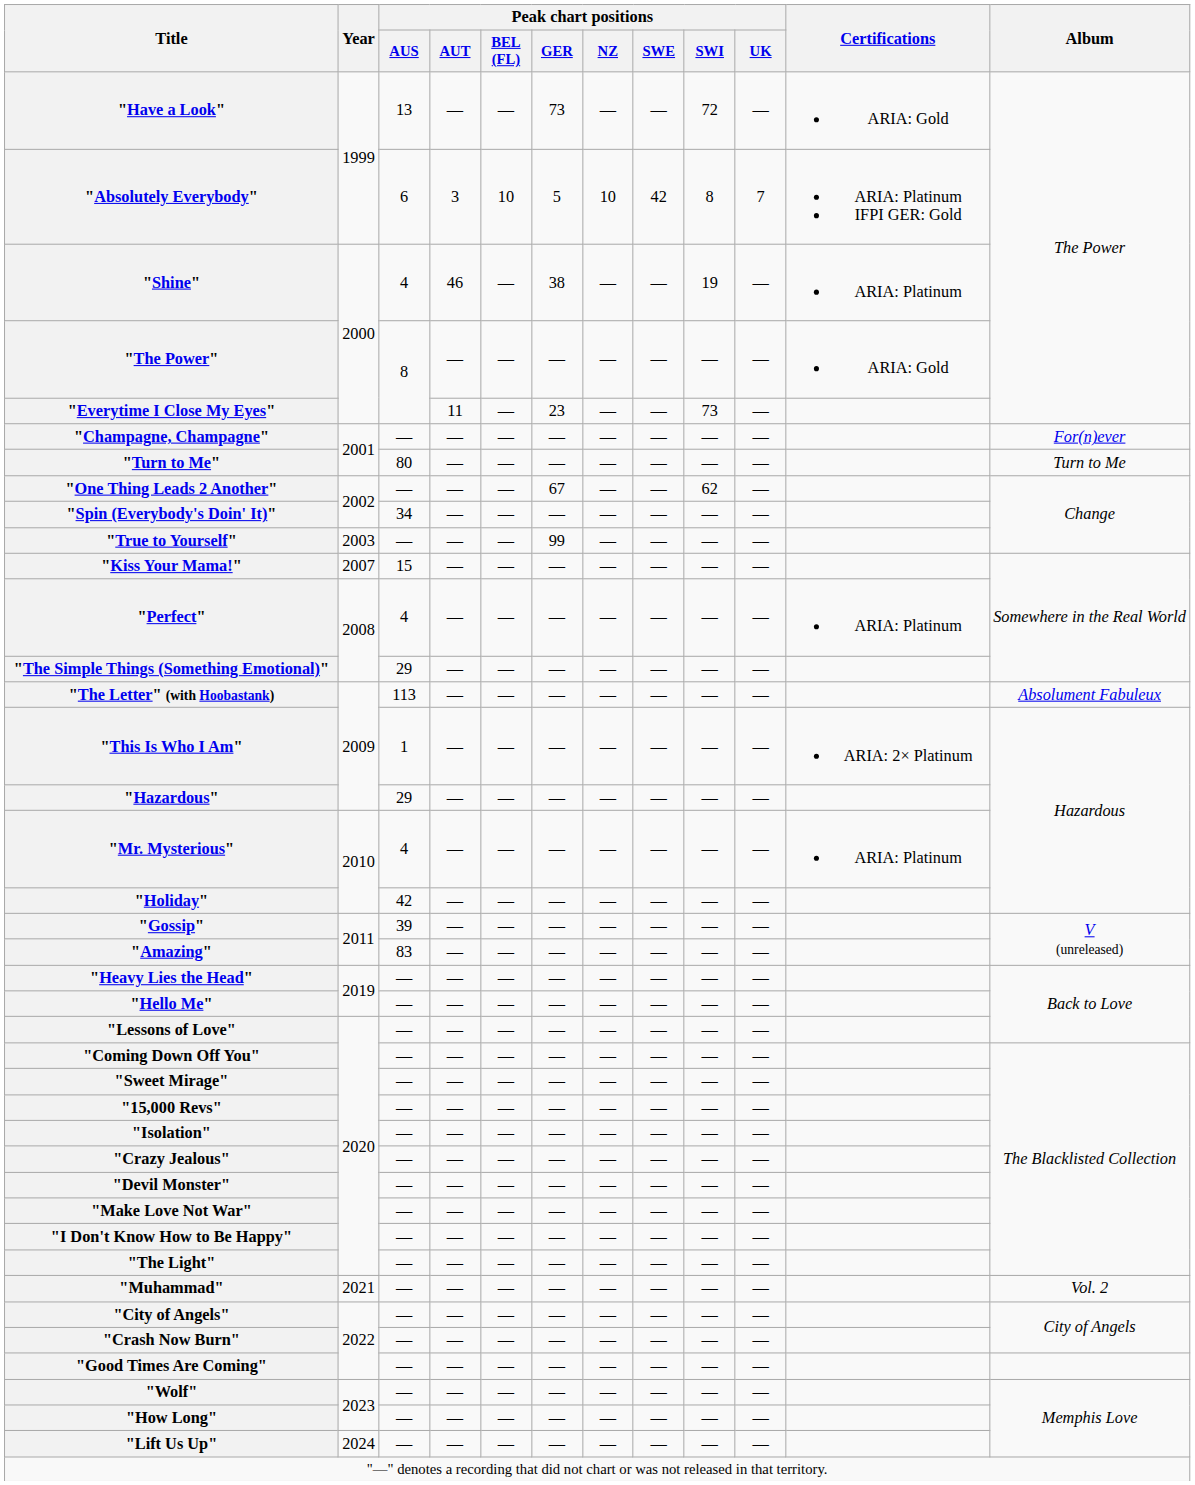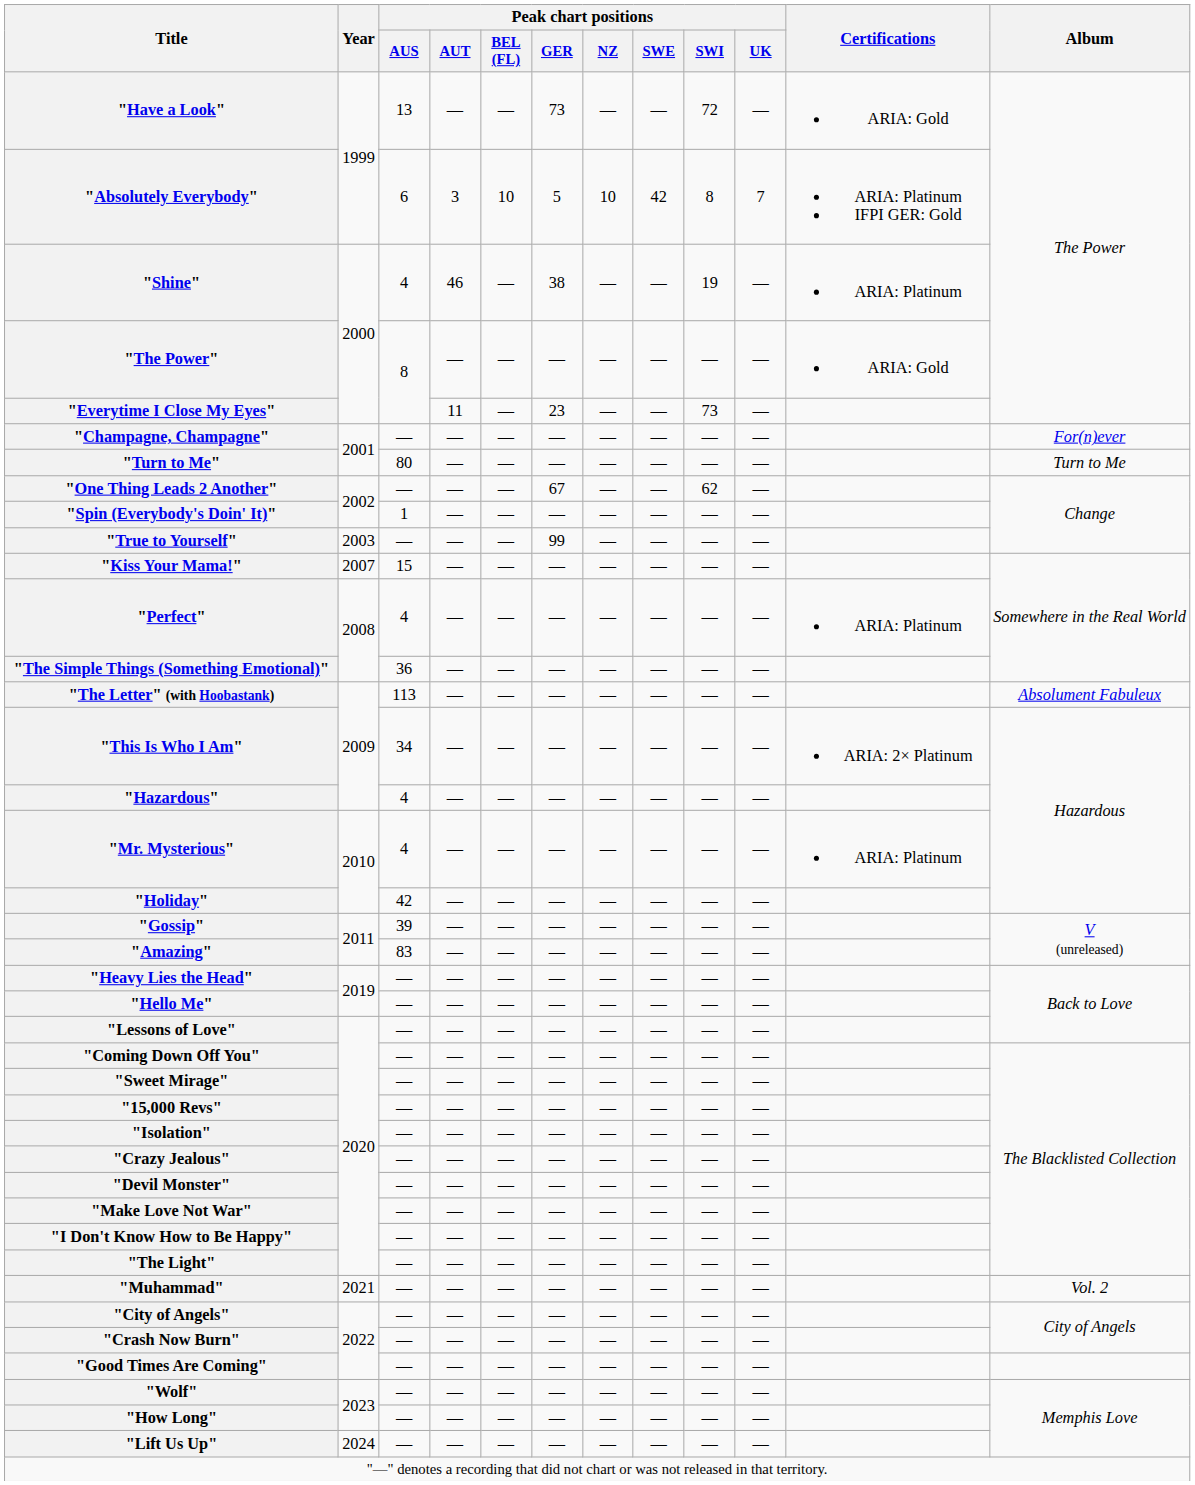(404, 514) 34 -> (404, 514) 1
(404, 668) 29 -> (404, 668) 36
(404, 746) 1 -> (404, 746) 34
(404, 797) 29 -> (404, 797) 4
